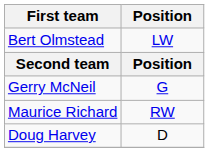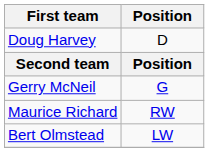rows swapped: (52, 135) <-> (56, 40)
